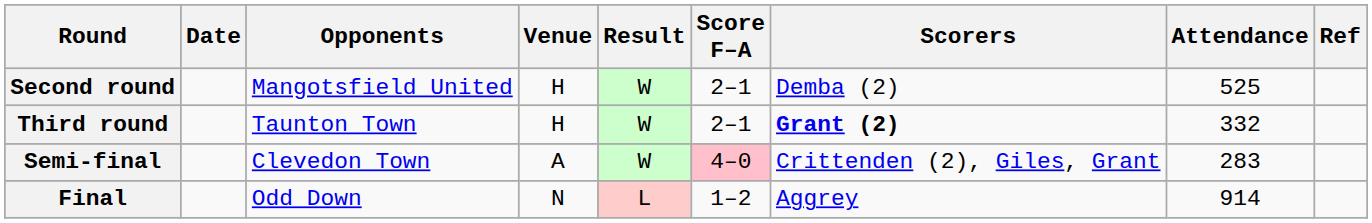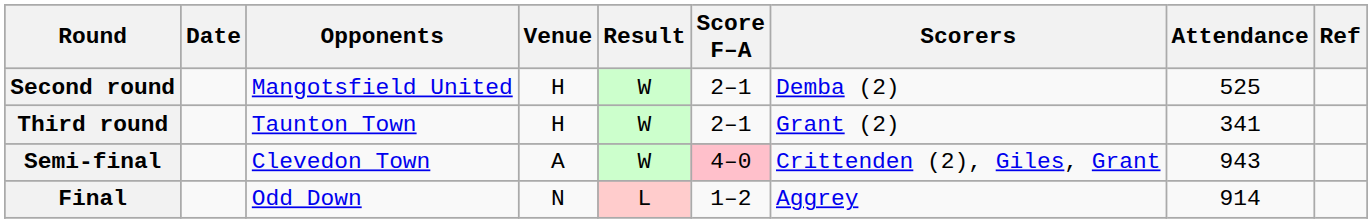(838, 125) bold -> (838, 125) normal
(1240, 125) 332 -> (1240, 125) 341
(1240, 162) 283 -> (1240, 162) 943
